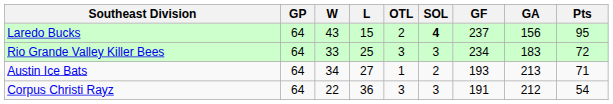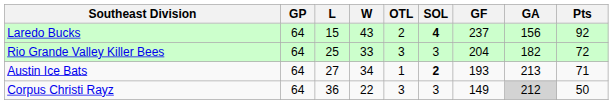columns swapped: (332, 14) <-> (367, 14)
(582, 33) 95 -> (582, 33) 92
(479, 52) 234 -> (479, 52) 204
(531, 52) 183 -> (531, 52) 182
(436, 71) normal -> (436, 71) bold
(479, 90) 191 -> (479, 90) 149
(531, 90) no background -> (531, 90) lightgrey background
(582, 90) 54 -> (582, 90) 50
